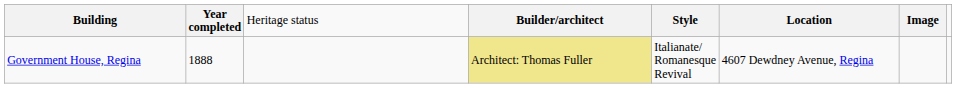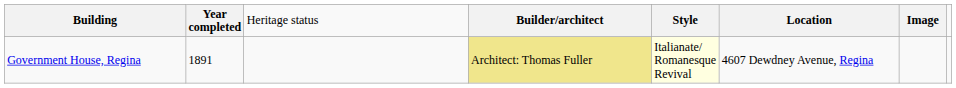(200, 60) 1888 -> (200, 60) 1891
(685, 60) no background -> (685, 60) lightyellow background
